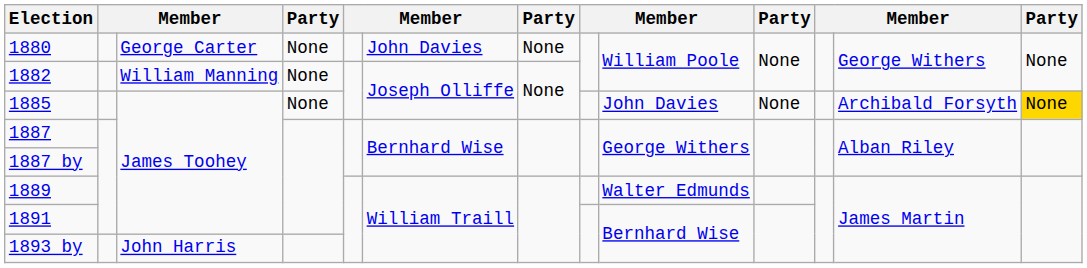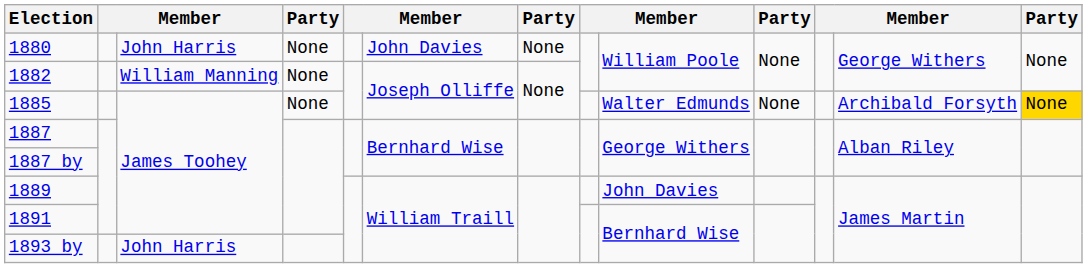(189, 48) George Carter -> (178, 48) John Harris
(660, 105) John Davies -> (676, 105) Walter Edmunds
(676, 191) Walter Edmunds -> (660, 191) John Davies
